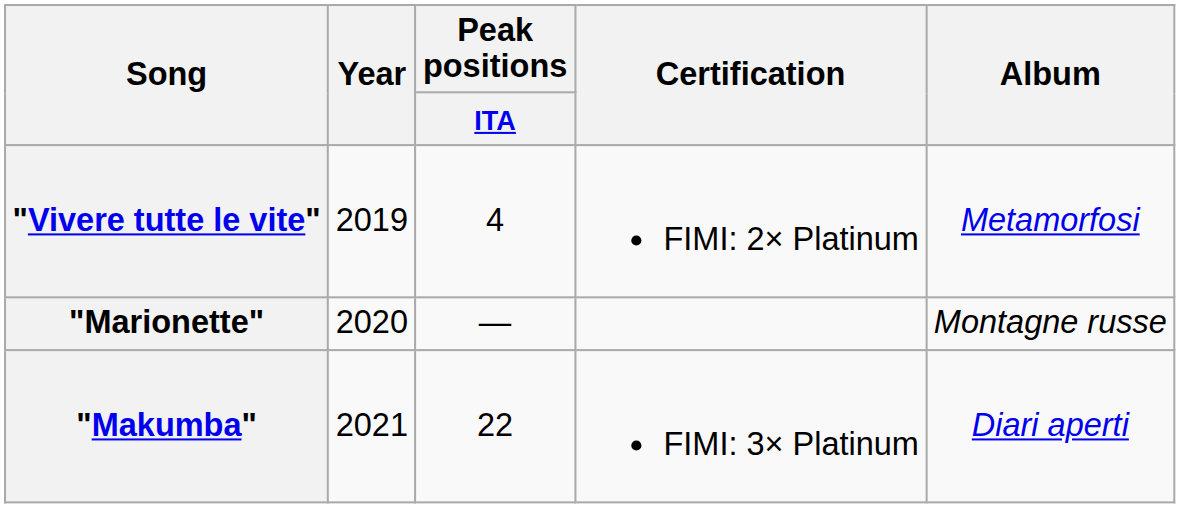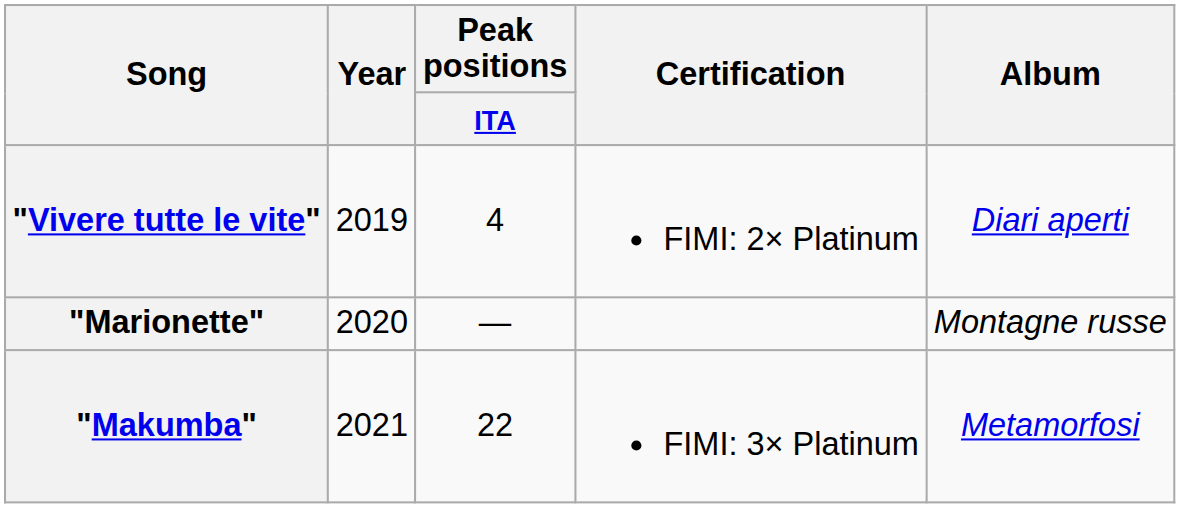(1050, 220) Metamorfosi -> (1050, 220) Diari aperti
(1050, 425) Diari aperti -> (1050, 425) Metamorfosi
